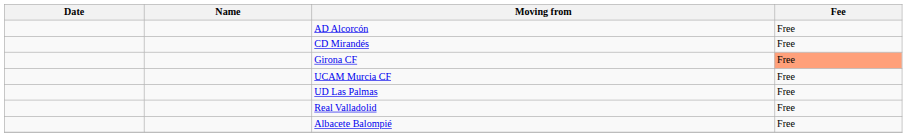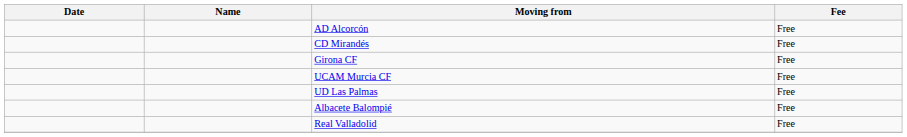(786, 60) lightsalmon background -> (786, 60) no background
rows swapped: (353, 124) <-> (345, 108)
